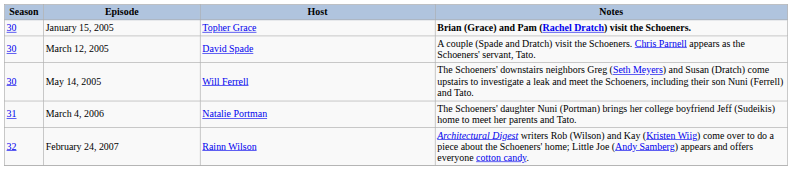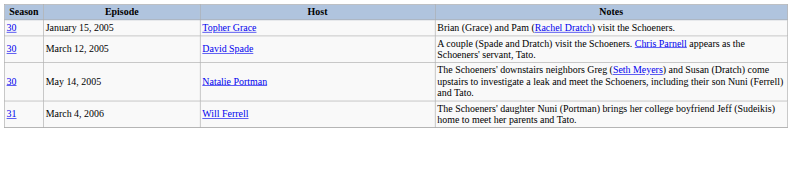(564, 28) bold -> (556, 28) normal
(225, 81) Will Ferrell -> (235, 81) Natalie Portman
(235, 114) Natalie Portman -> (225, 114) Will Ferrell
- row: (82, 146)
